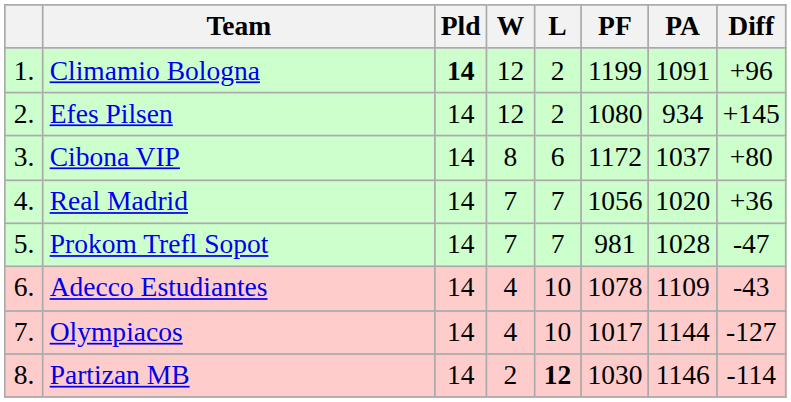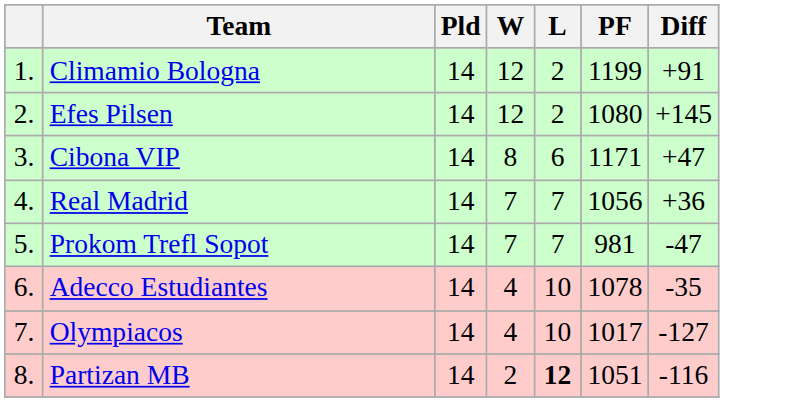- column: (683, 26)
(461, 69) bold -> (461, 69) normal
(751, 69) +96 -> (684, 69) +91
(615, 157) 1172 -> (615, 157) 1171
(751, 157) +80 -> (684, 157) +47
(751, 288) -43 -> (684, 288) -35
(615, 375) 1030 -> (615, 375) 1051
(751, 375) -114 -> (684, 375) -116
